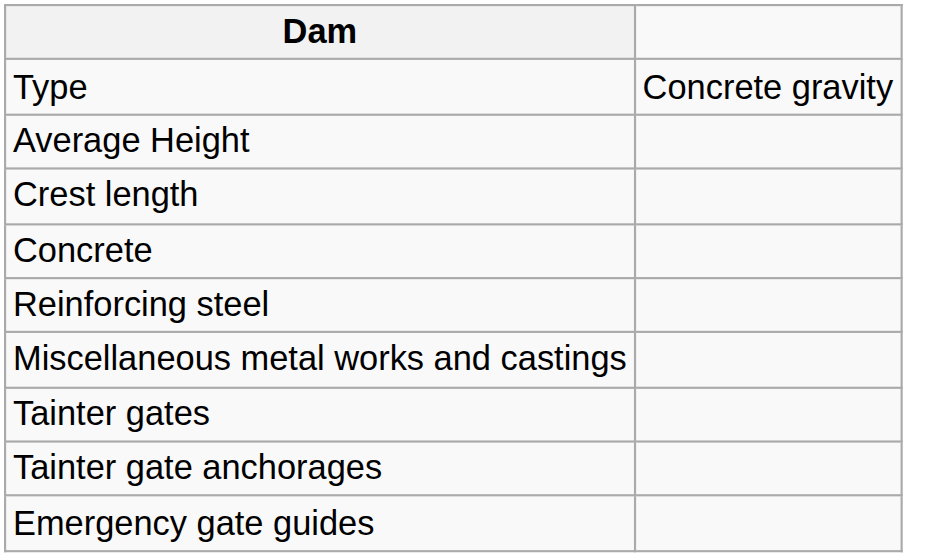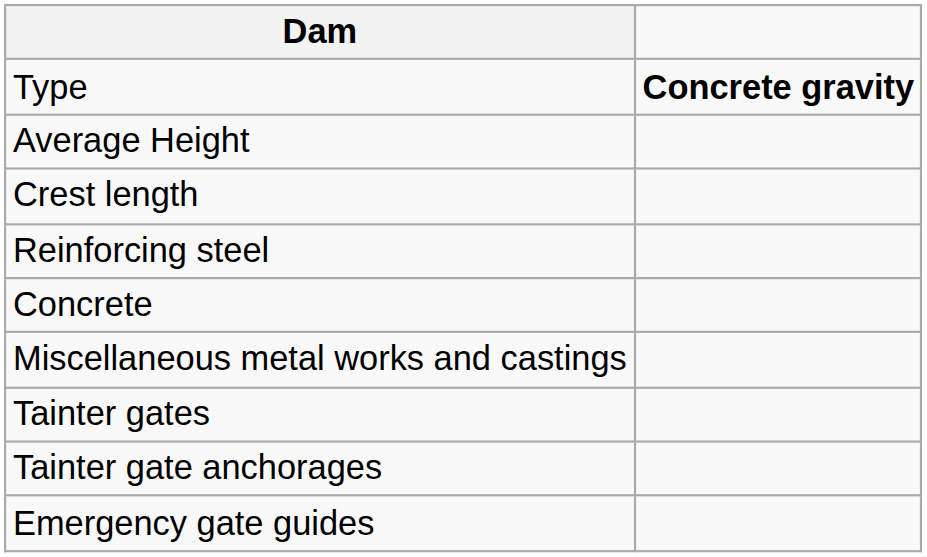(768, 86) normal -> (778, 86) bold
rows swapped: (83, 250) <-> (141, 304)
